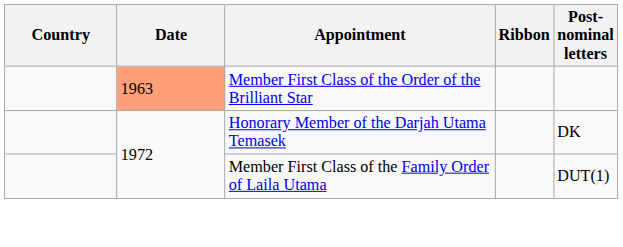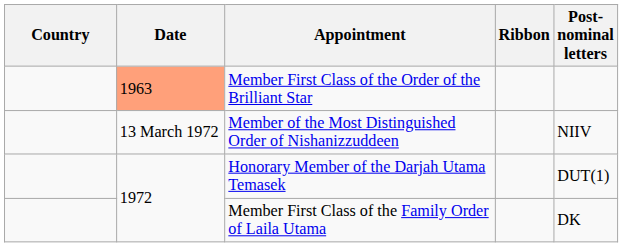+ row: (342, 132)
(569, 132) DK -> (583, 176) DUT(1)
(583, 176) DUT(1) -> (569, 219) DK
